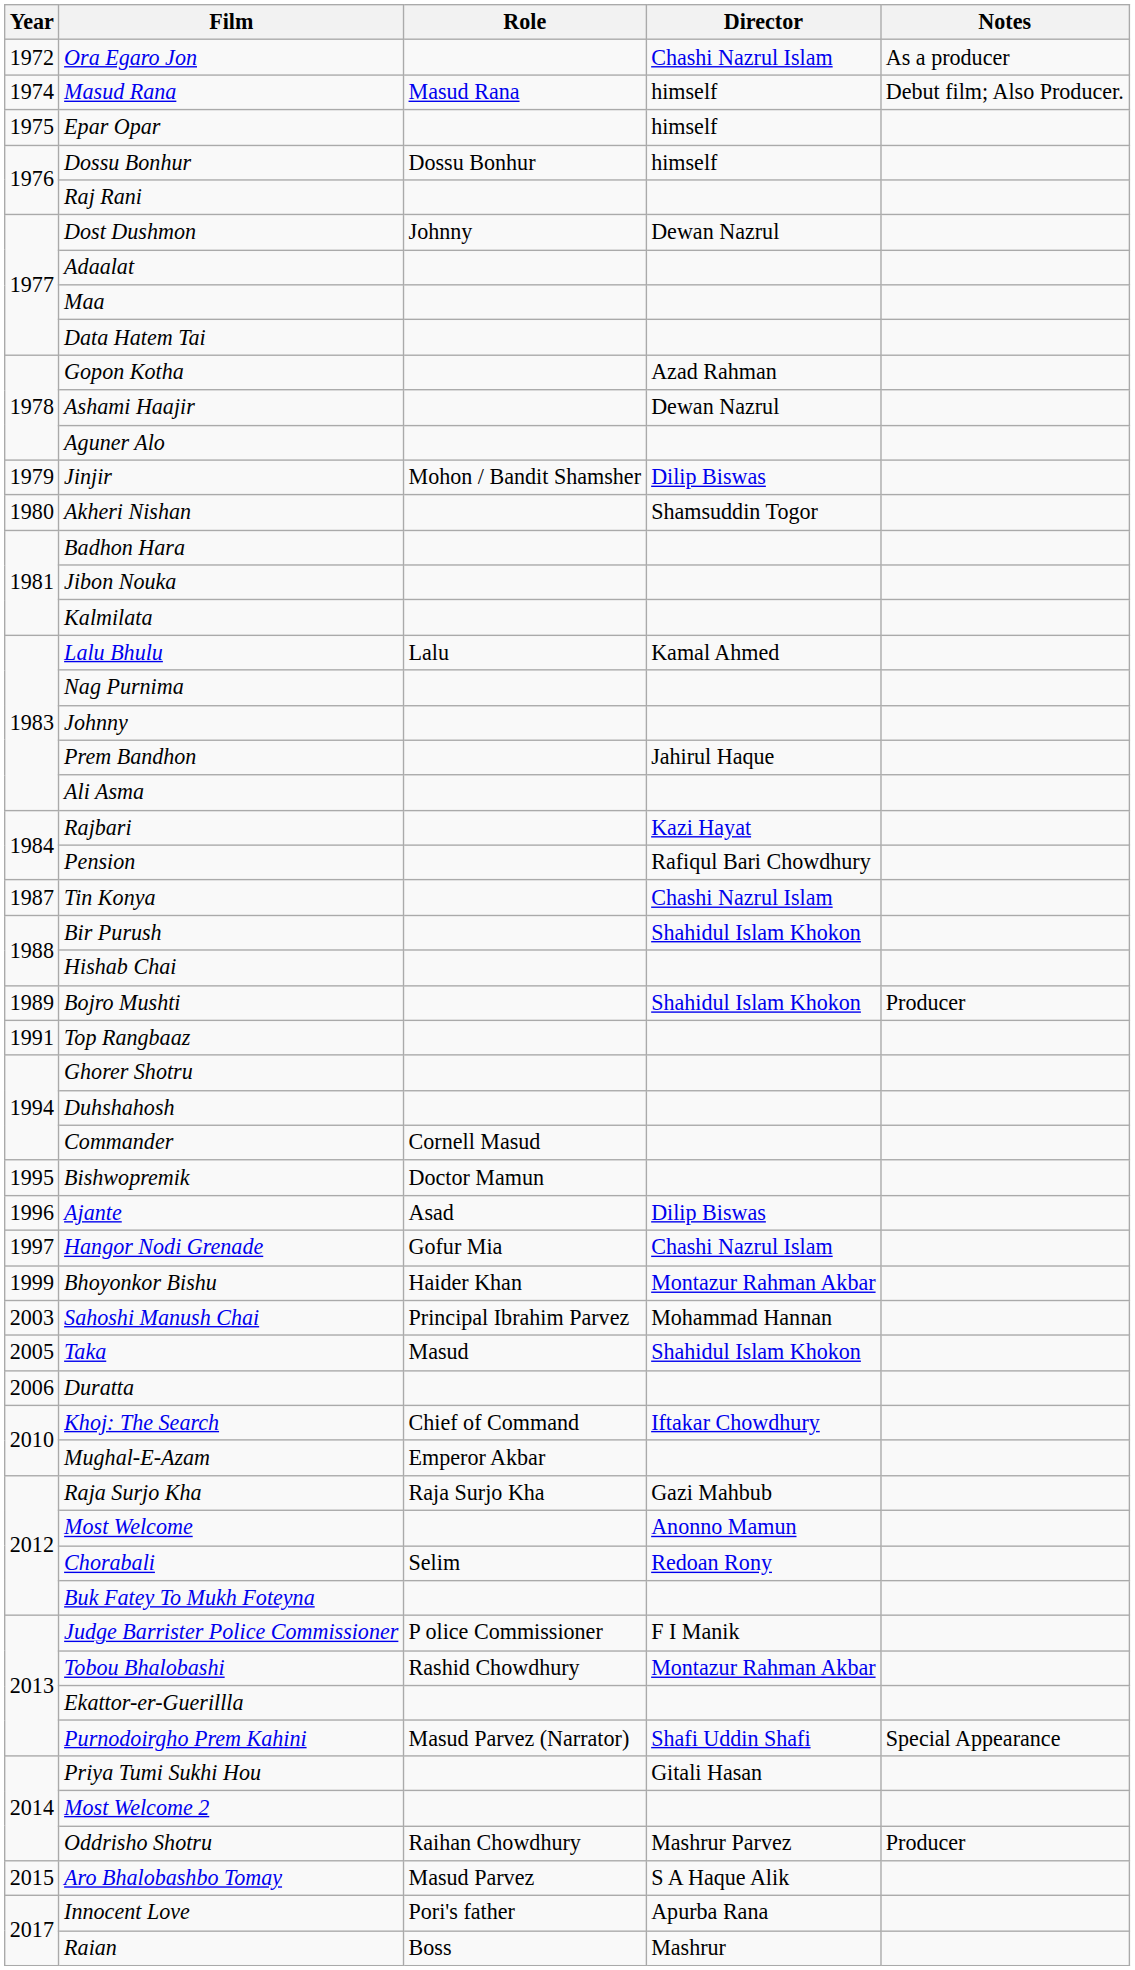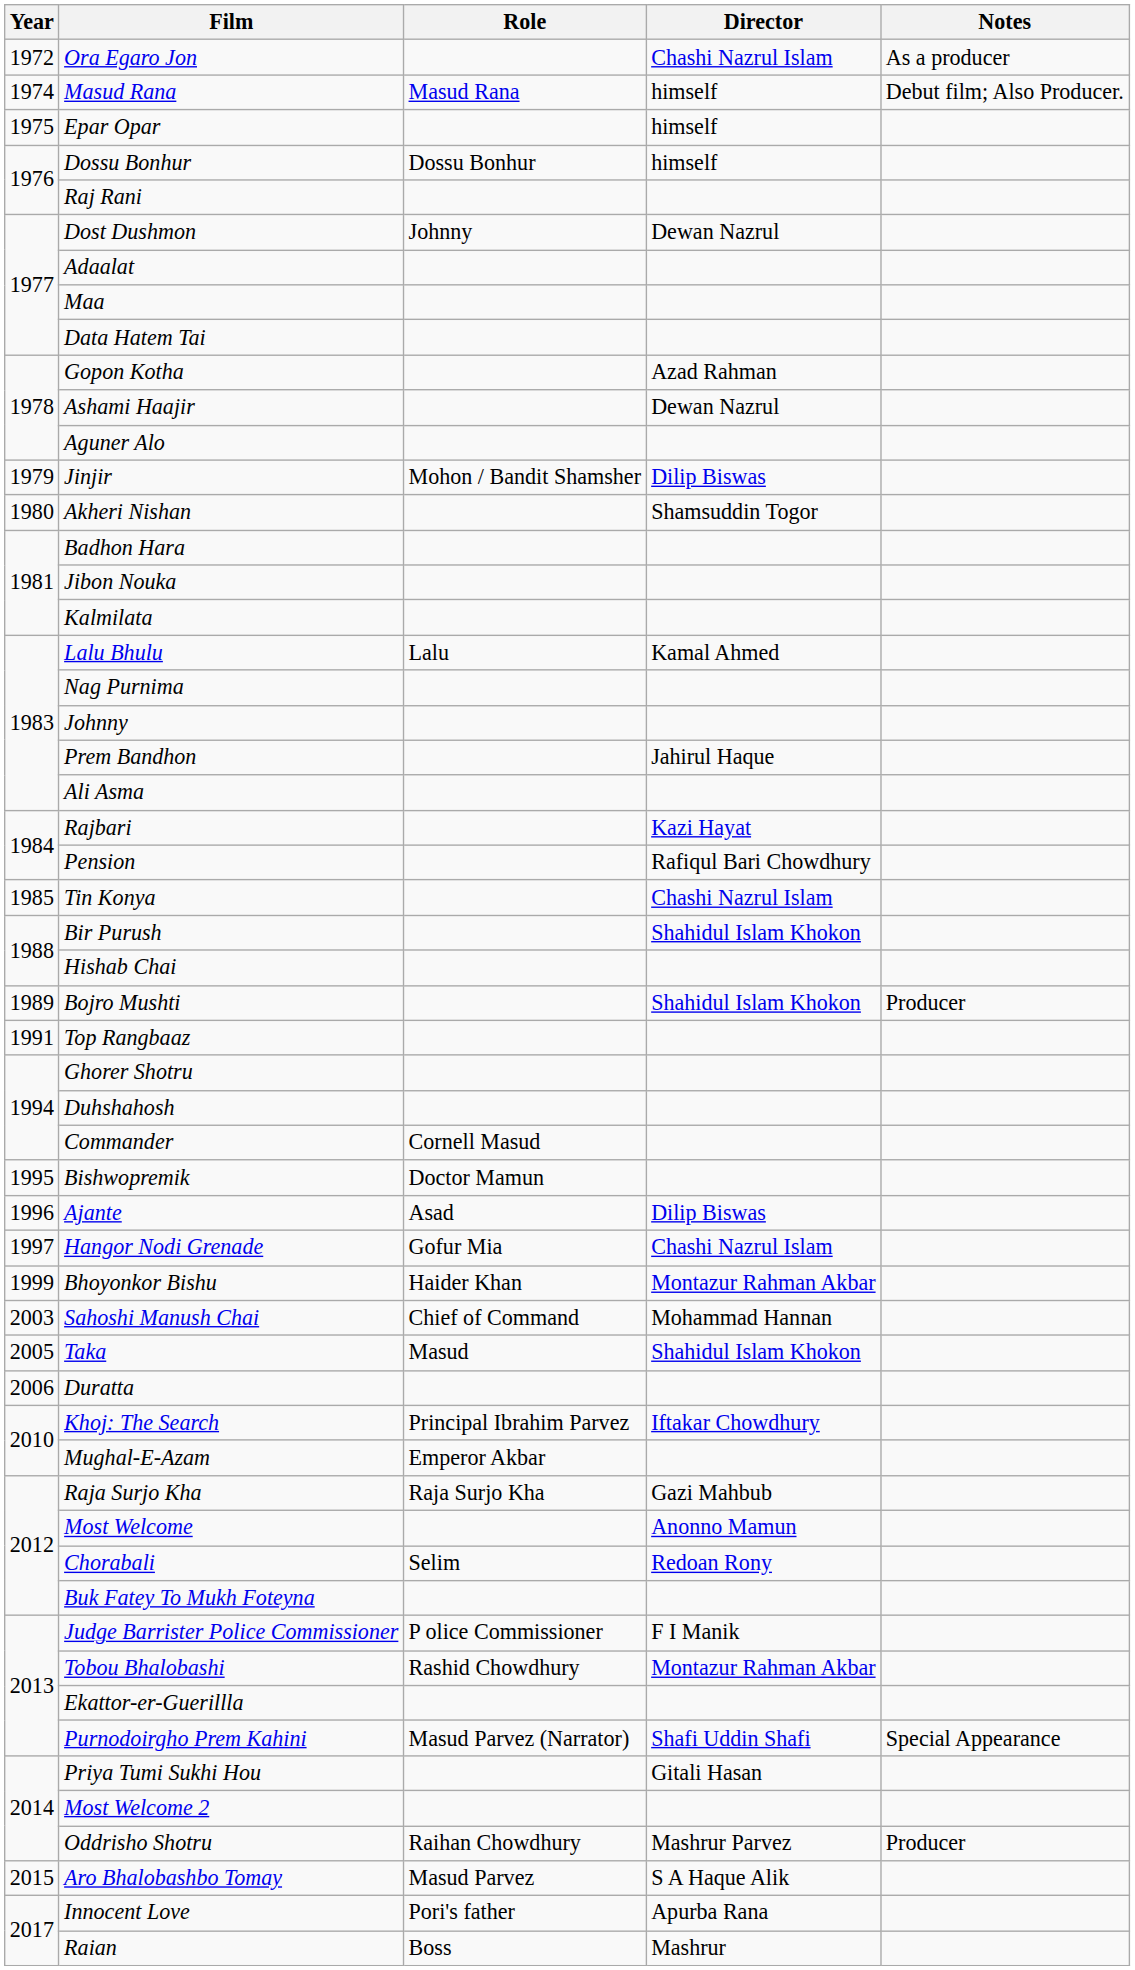(32, 897) 1987 -> (32, 897) 1985
(519, 1317) Principal Ibrahim Parvez -> (494, 1317) Chief of Command
(494, 1422) Chief of Command -> (519, 1422) Principal Ibrahim Parvez
